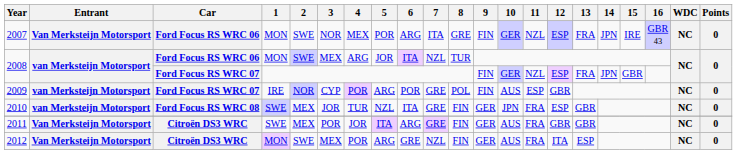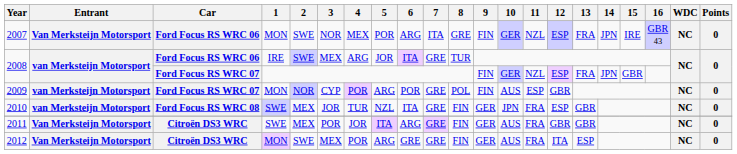(276, 57) MON -> (276, 57) IRE
(436, 57) NZL -> (436, 57) GRE
(276, 90) IRE -> (276, 90) MON
(436, 140) NZL -> (436, 140) GRE
